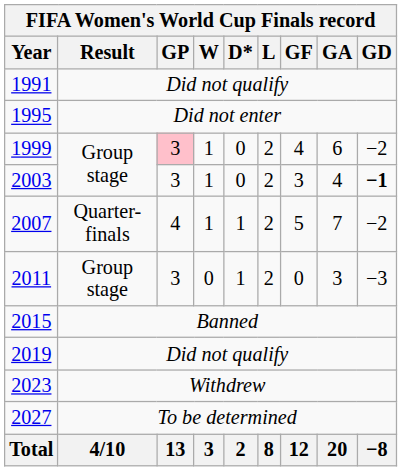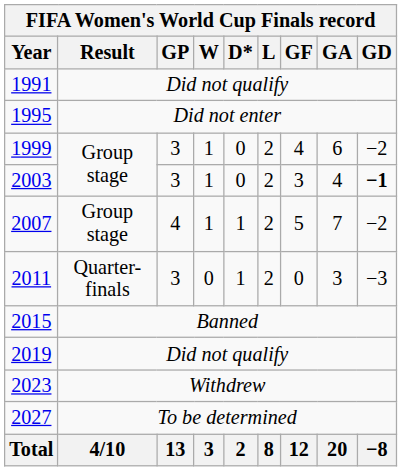(175, 148) pink background -> (175, 148) no background
(107, 223) Quarter-finals -> (107, 223) Group stage
(107, 278) Group stage -> (107, 278) Quarter-finals
